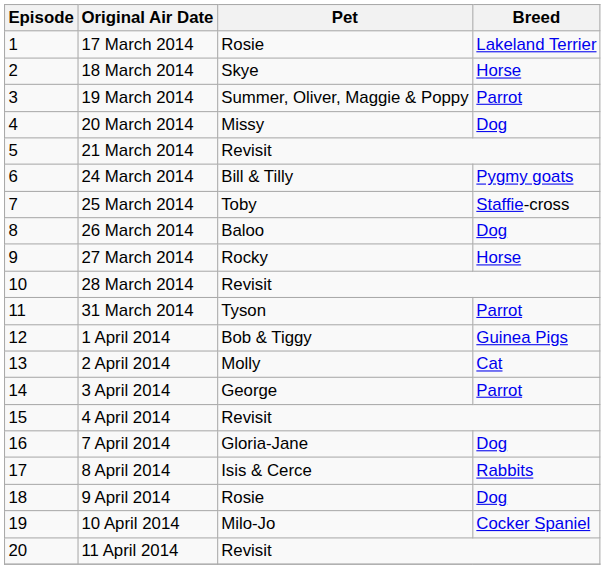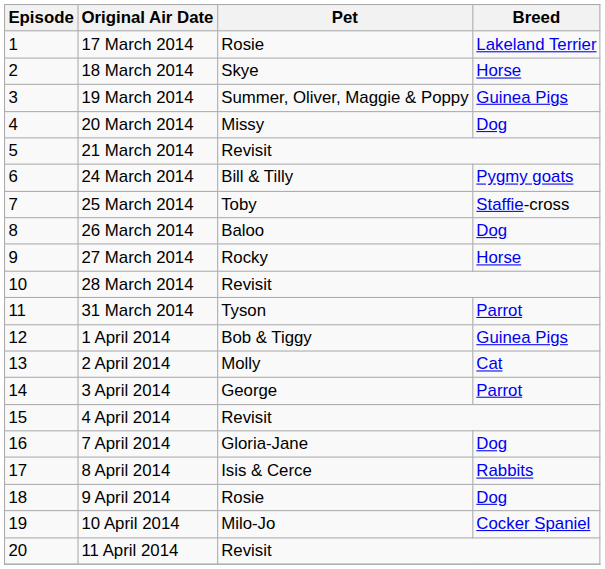(499, 97) Parrot -> (522, 97) Guinea Pigs
